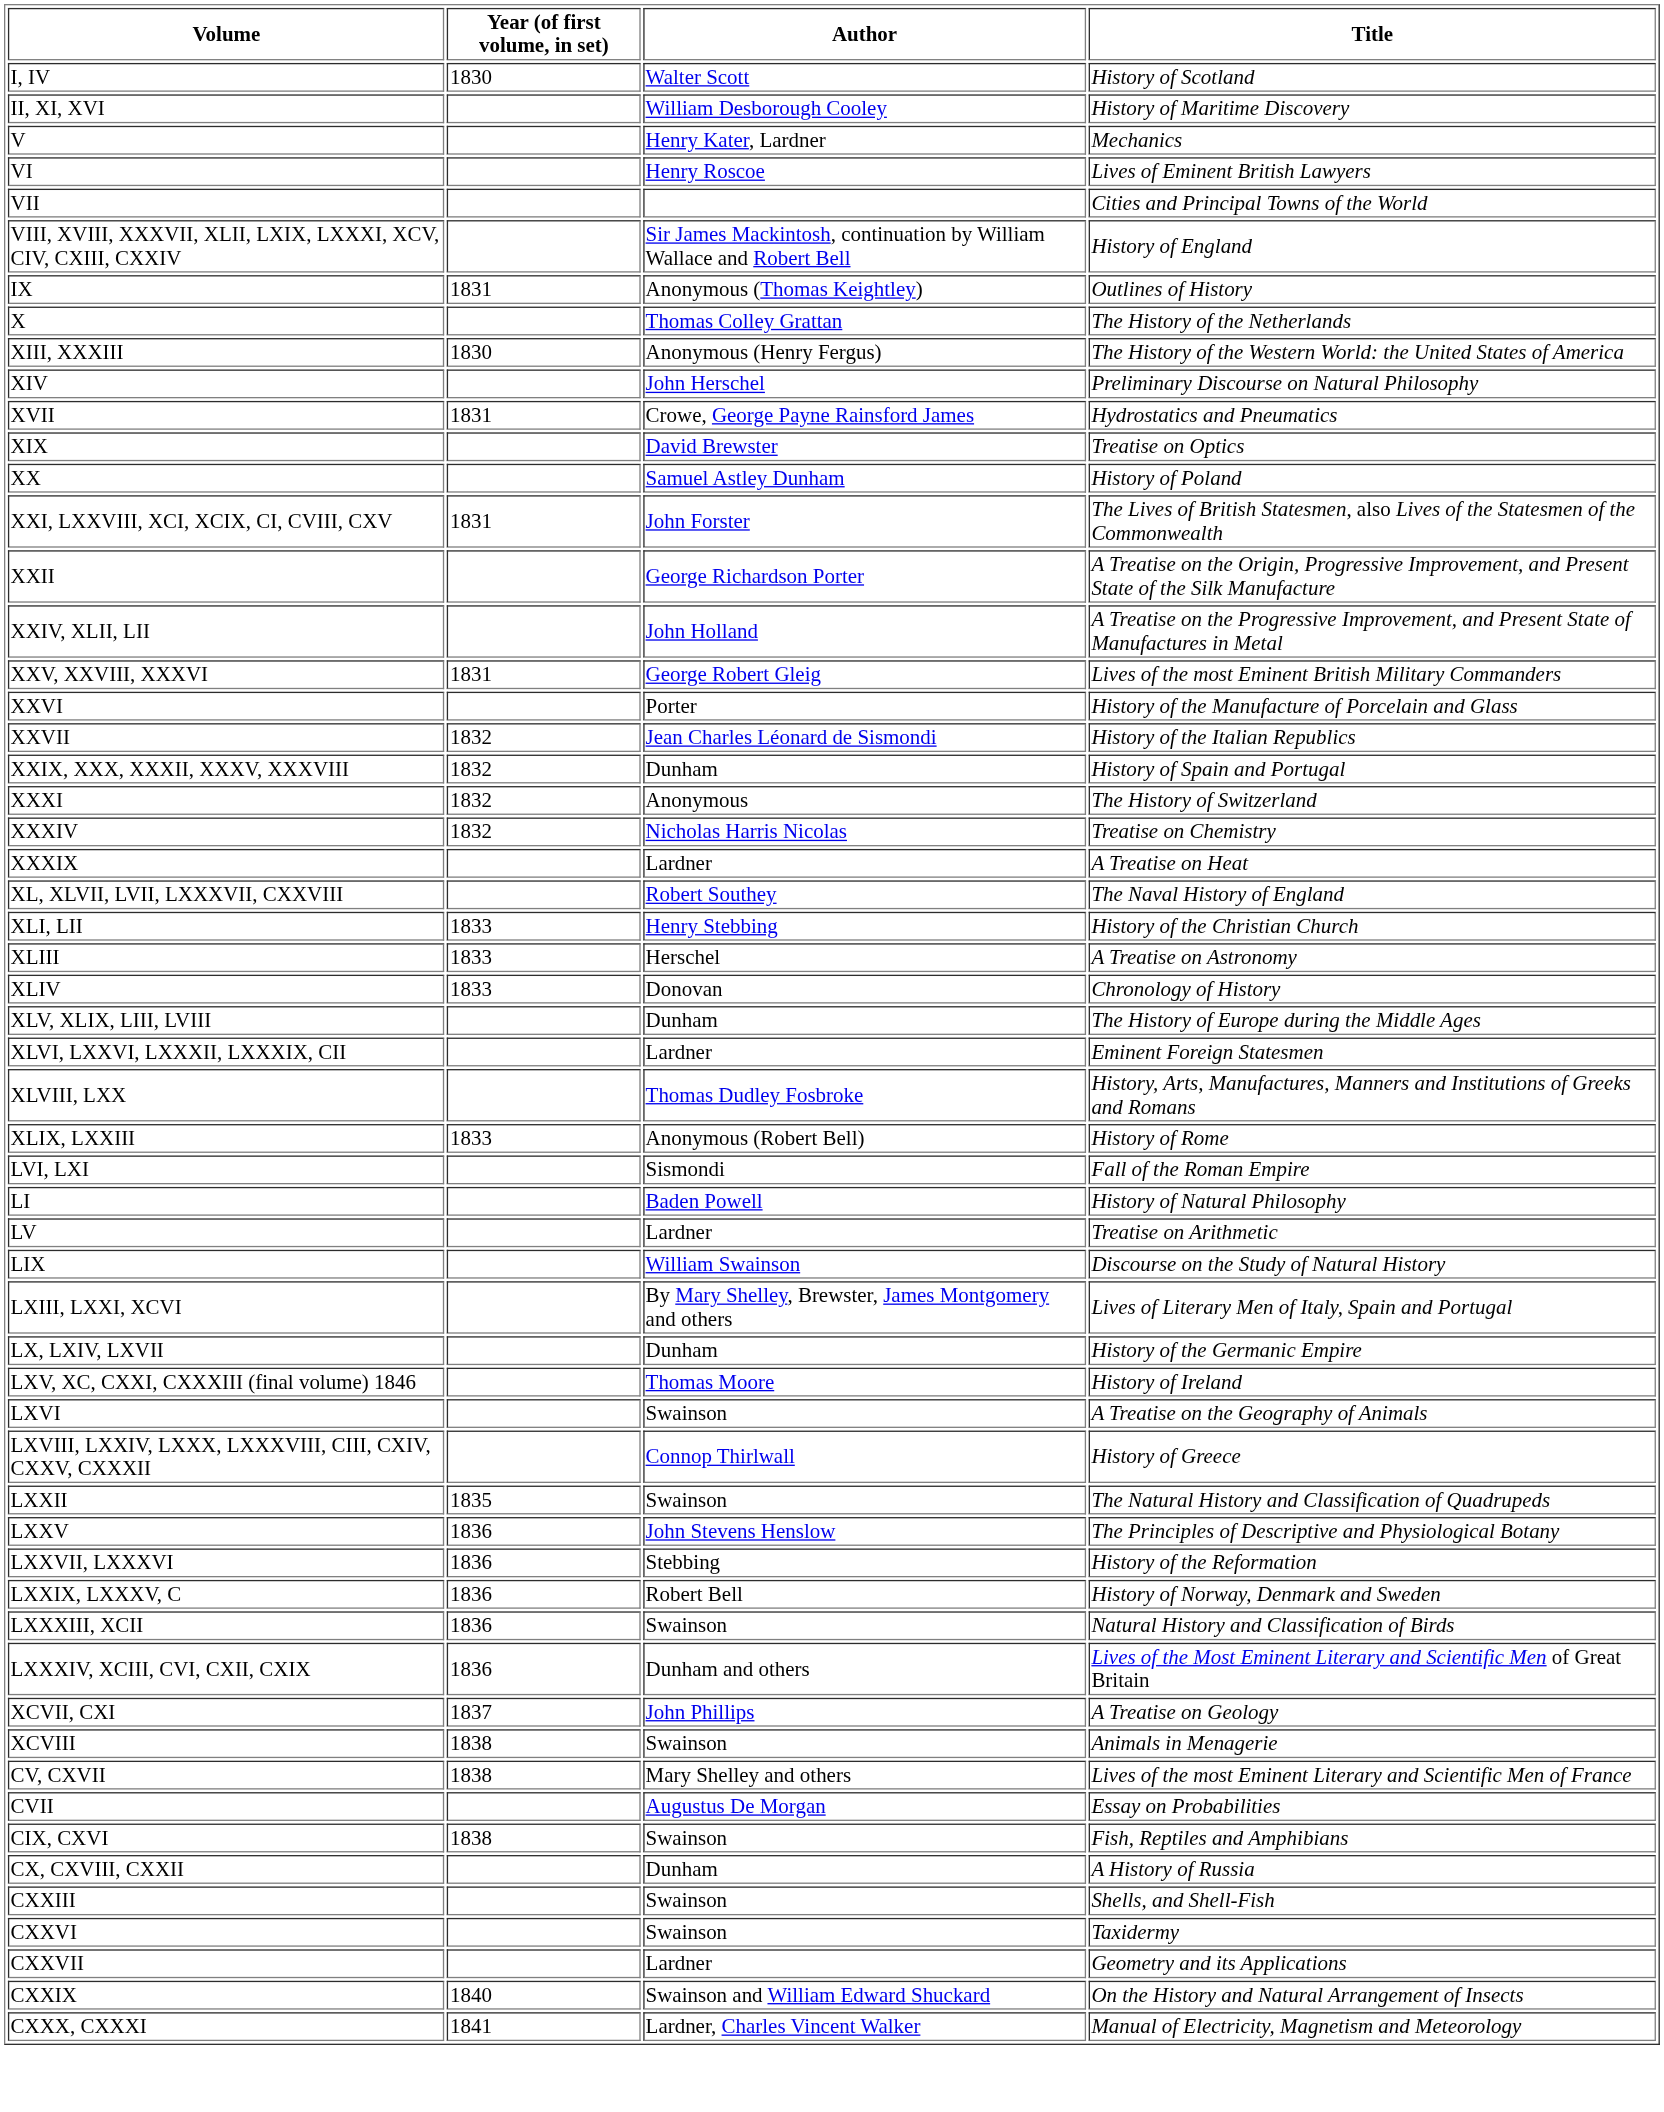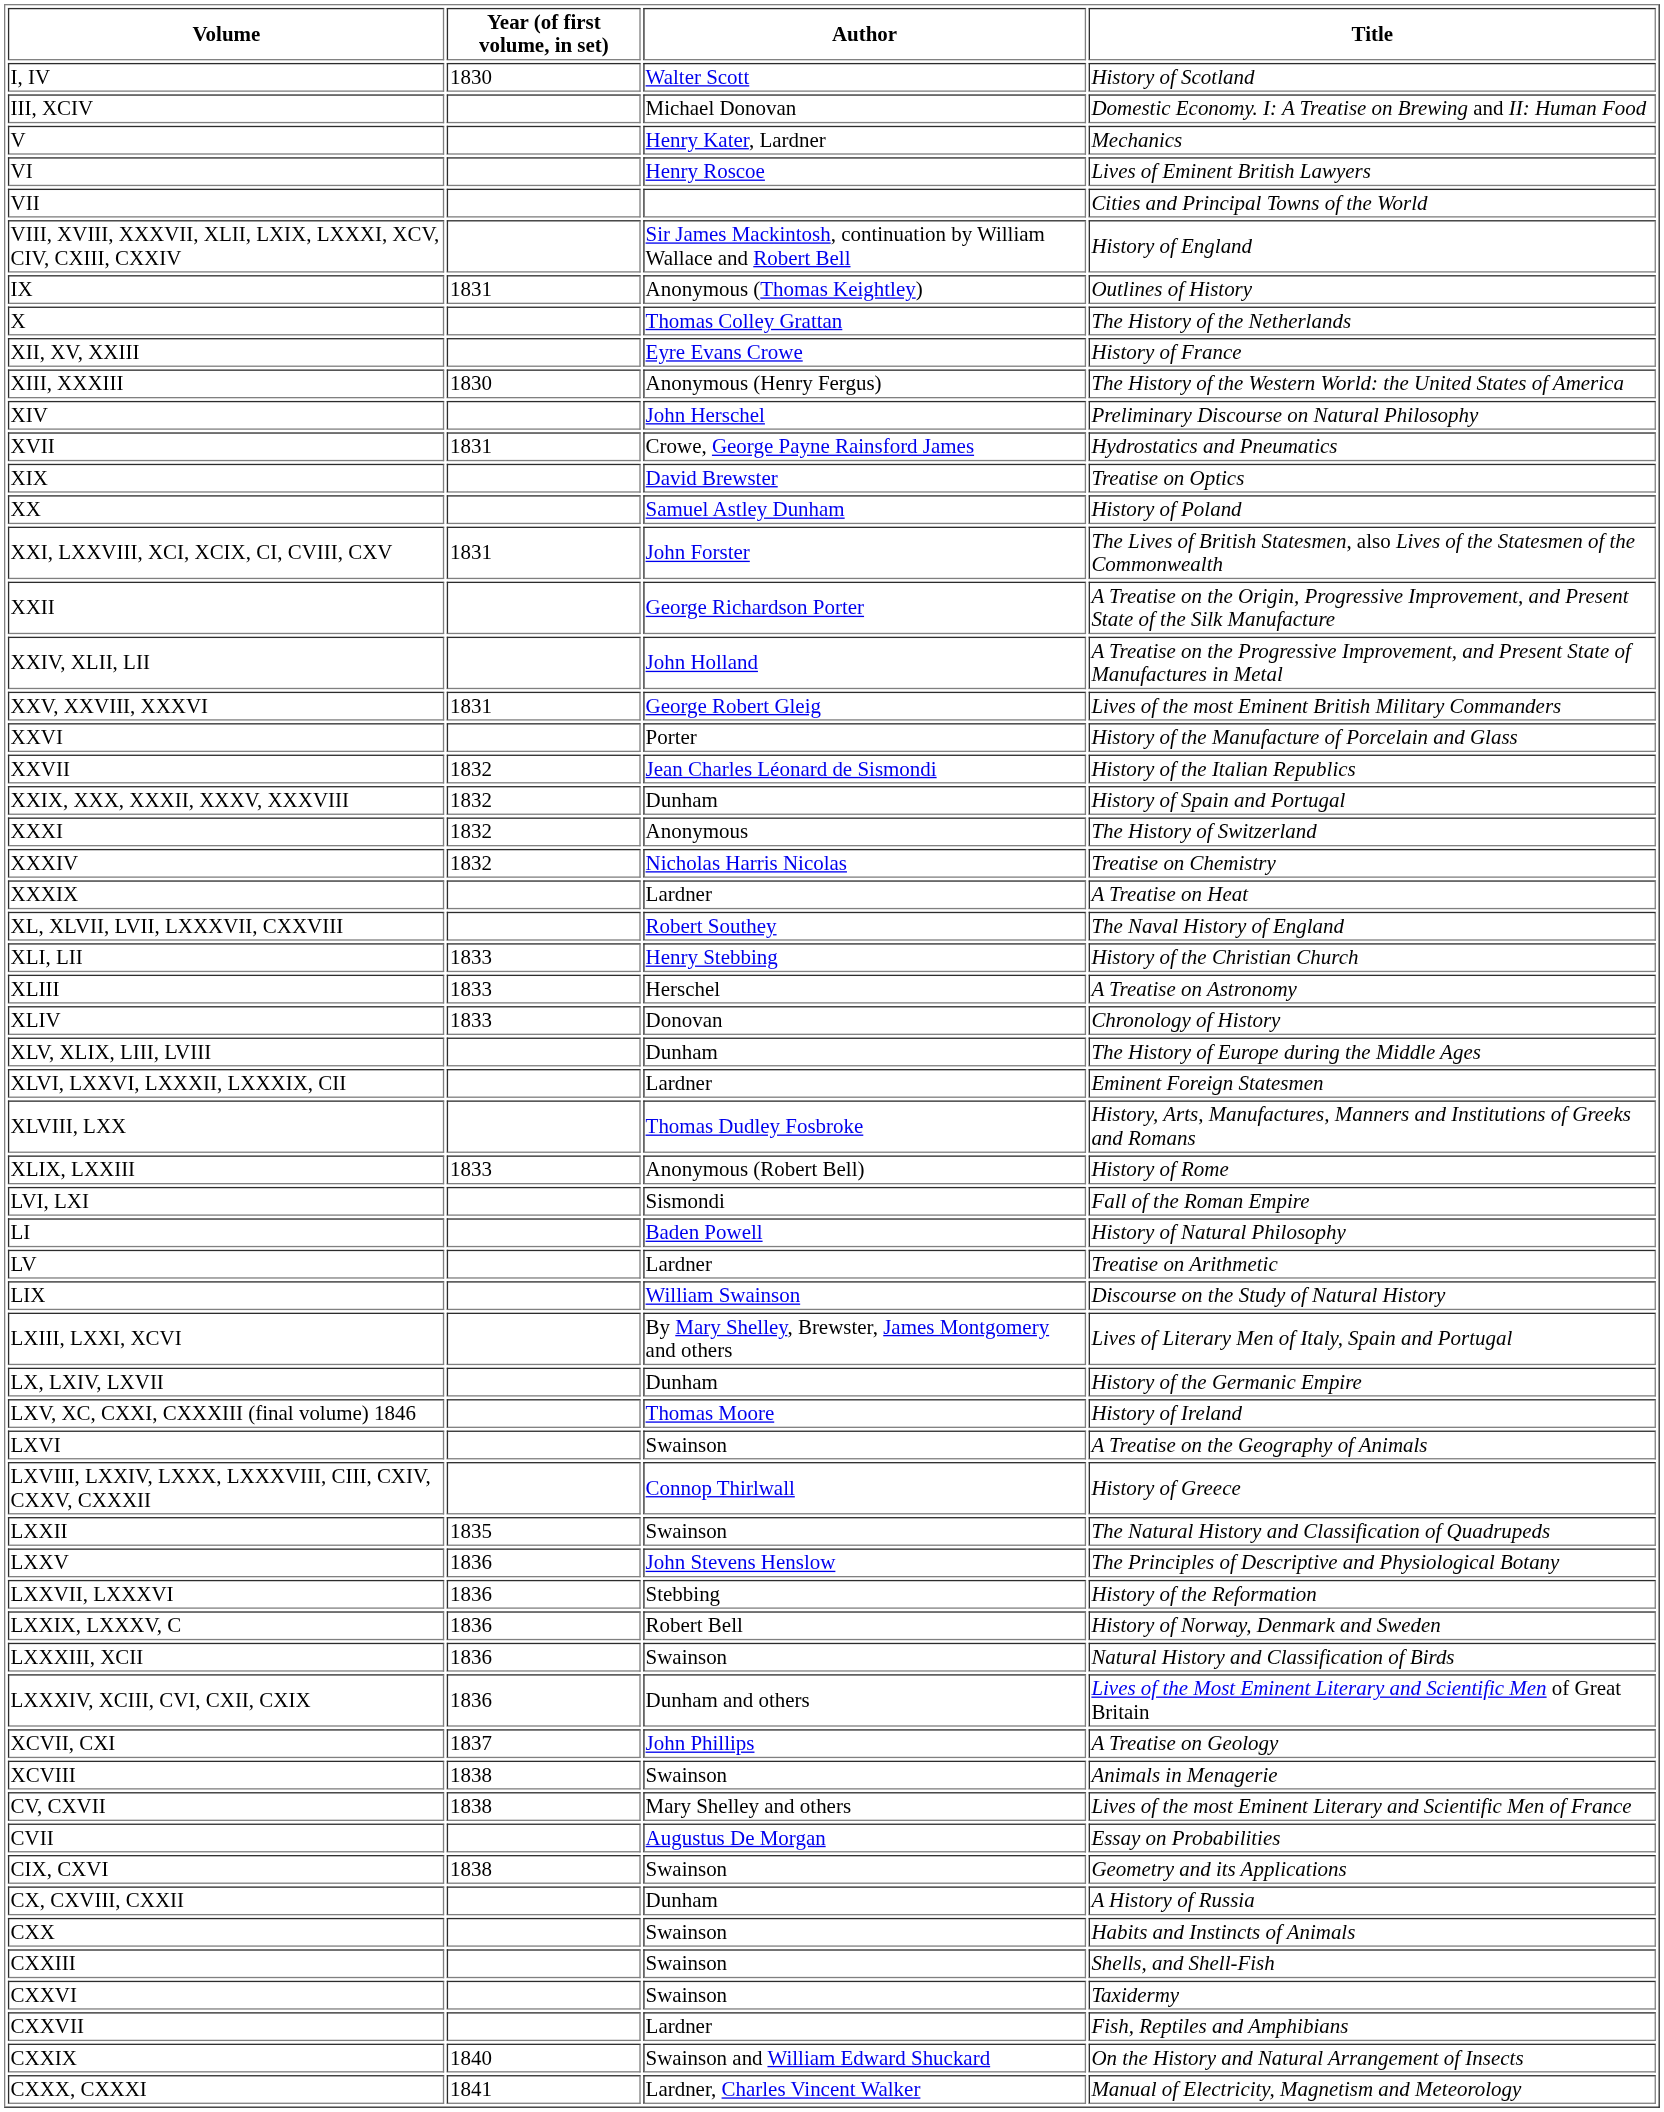- row: (58, 108)
+ row: (52, 108)
+ row: (75, 352)
(1220, 1837) Fish, Reptiles and Amphibians -> (1219, 1869) Geometry and its Applications
+ row: (33, 1932)
(1219, 1963) Geometry and its Applications -> (1220, 2026) Fish, Reptiles and Amphibians
